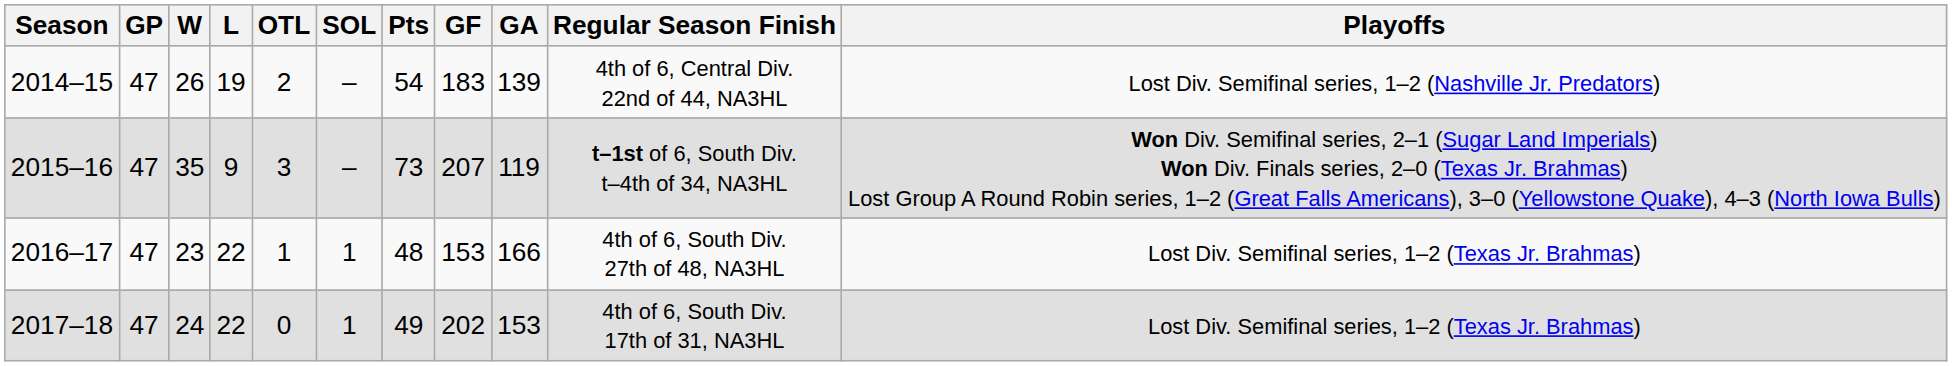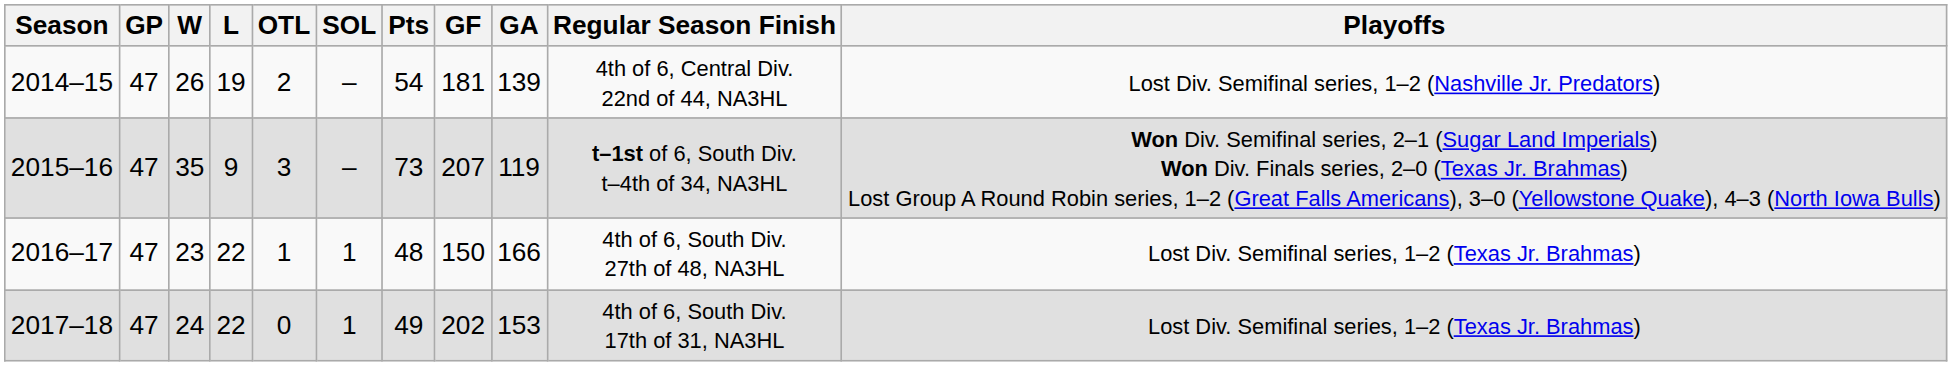(463, 81) 183 -> (463, 81) 181
(463, 253) 153 -> (463, 253) 150
